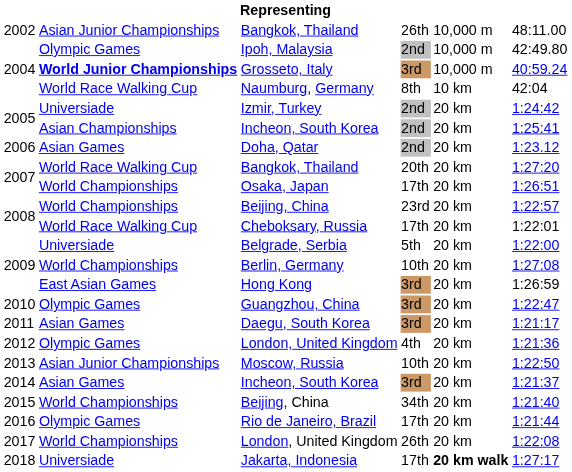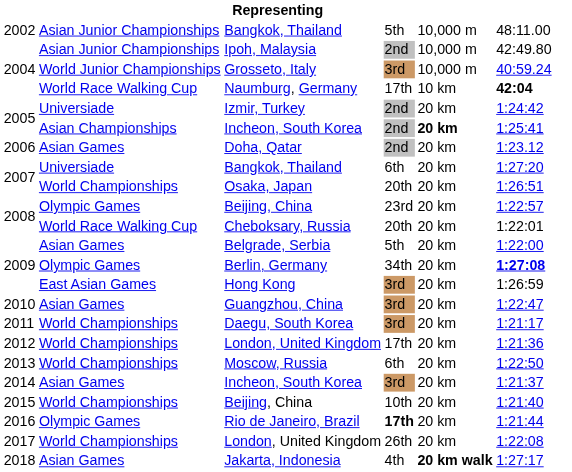(415, 30) 26th -> (394, 30) 5th
(90, 49) Olympic Games -> (129, 49) Asian Junior Championships
(138, 69) bold -> (130, 69) normal
(411, 89) 8th -> (398, 89) 17th
(530, 89) normal -> (514, 89) bold
(453, 128) normal -> (438, 128) bold
(118, 167) World Race Walking Cup -> (77, 167) Universiade
(415, 167) 20th -> (394, 167) 6th
(415, 186) 17th -> (398, 186) 20th
(108, 206) World Championships -> (90, 206) Olympic Games
(415, 226) 17th -> (398, 226) 20th
(77, 245) Universiade -> (82, 245) Asian Games
(108, 265) World Championships -> (90, 265) Olympic Games
(415, 265) 10th -> (398, 265) 34th
(536, 265) normal -> (521, 265) bold
(90, 304) Olympic Games -> (82, 304) Asian Games
(82, 324) Asian Games -> (108, 324) World Championships
(90, 343) Olympic Games -> (108, 343) World Championships
(411, 343) 4th -> (398, 343) 17th
(129, 363) Asian Junior Championships -> (108, 363) World Championships
(415, 363) 10th -> (394, 363) 6th
(415, 402) 34th -> (398, 402) 10th
(415, 421) normal -> (399, 421) bold
(77, 461) Universiade -> (82, 461) Asian Games
(415, 461) 17th -> (394, 461) 4th
